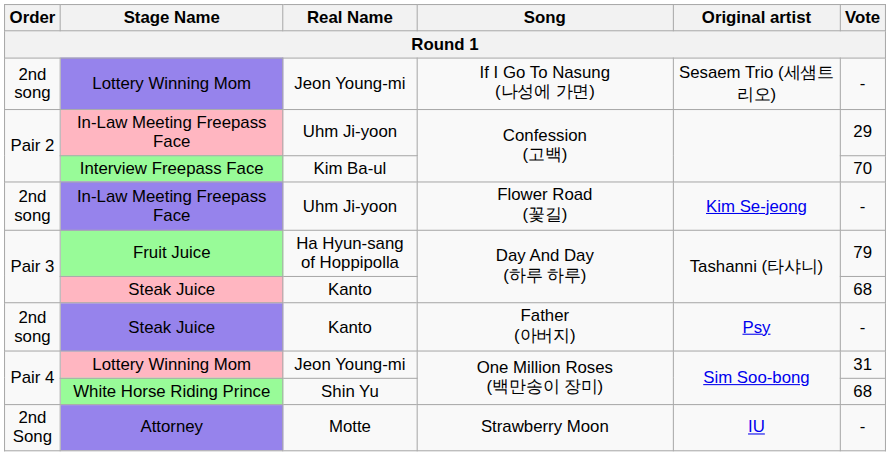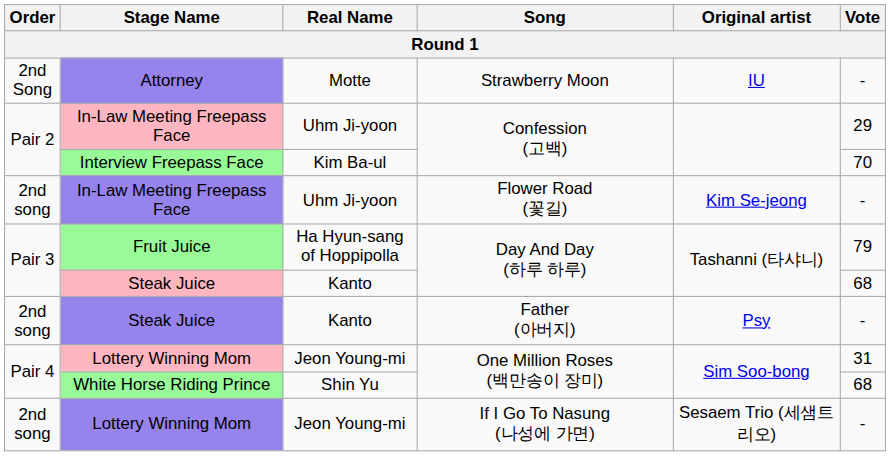rows swapped: (172, 427) <-> (172, 83)
